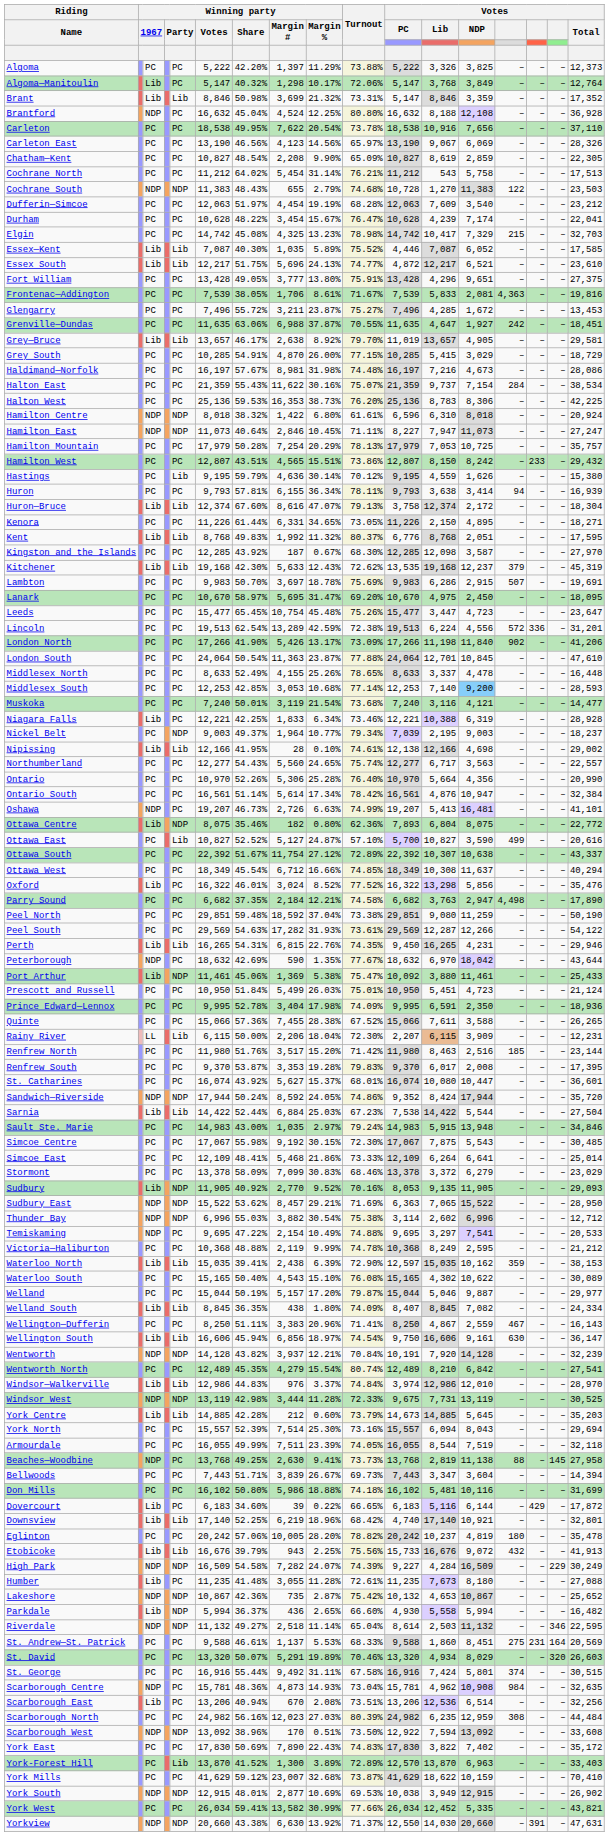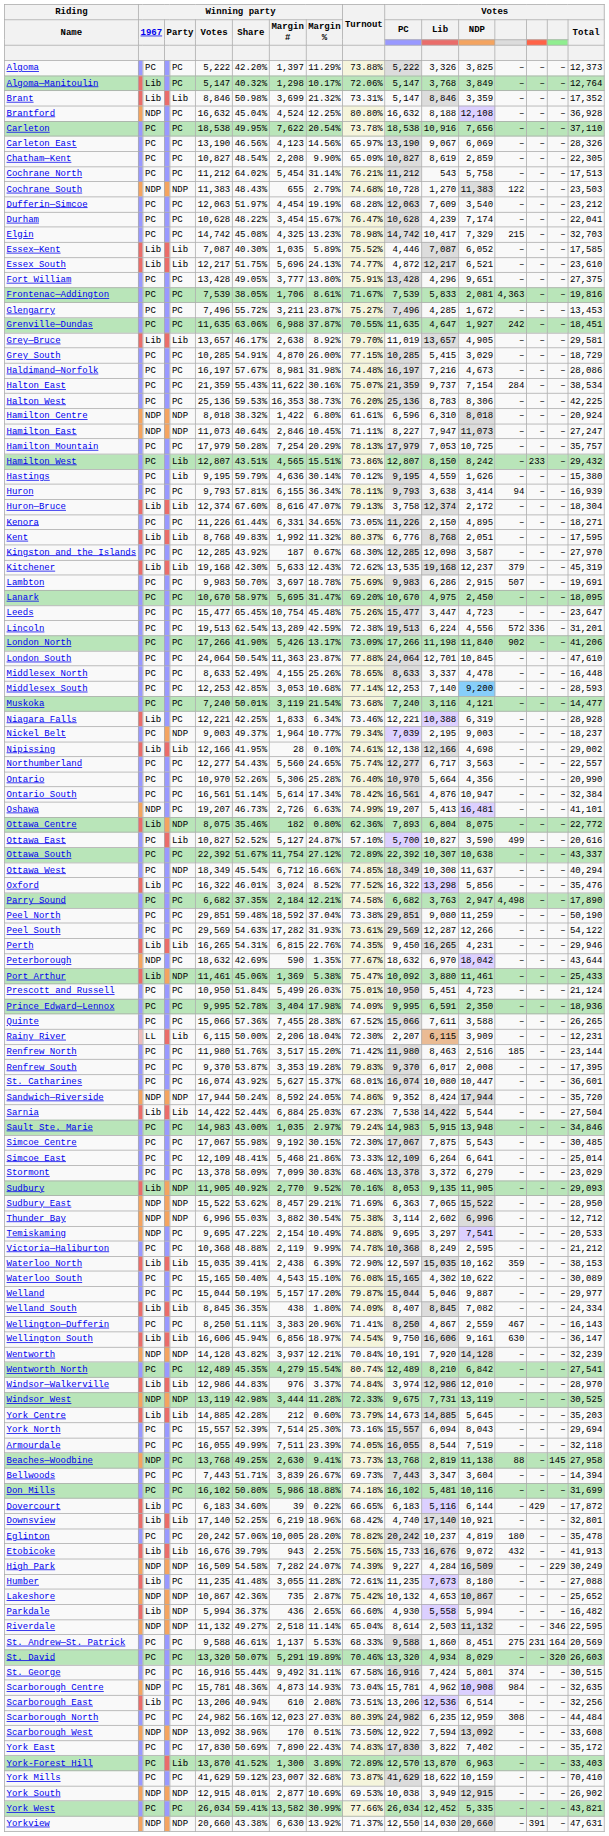(177, 461) PC -> (180, 461) Lib
(177, 870) PC -> (180, 870) NDP
(296, 1702) 670 -> (296, 1702) 610
